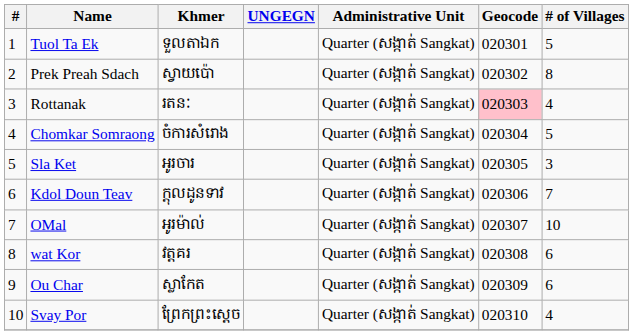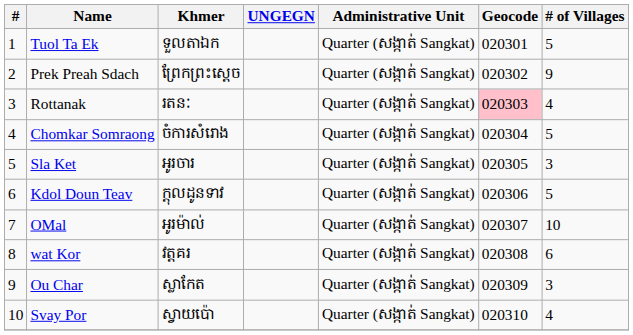(188, 73) ស្វាយប៉ោ -> (201, 73) ព្រែកព្រះស្ដេច
(549, 74) 8 -> (549, 74) 9
(549, 194) 7 -> (549, 194) 5
(549, 284) 6 -> (549, 284) 3
(201, 314) ព្រែកព្រះស្ដេច -> (188, 314) ស្វាយប៉ោ
